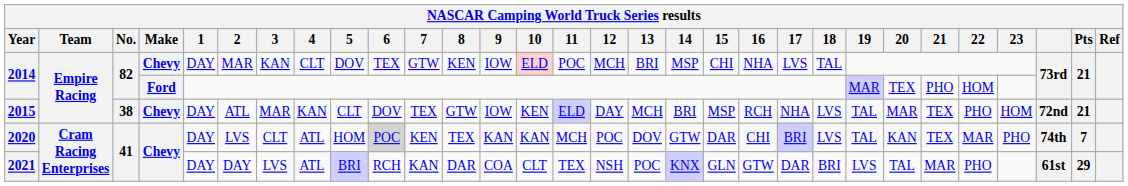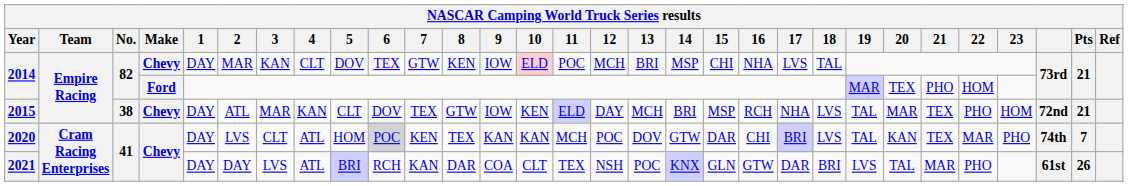(1084, 166) 29 -> (1084, 166) 26
